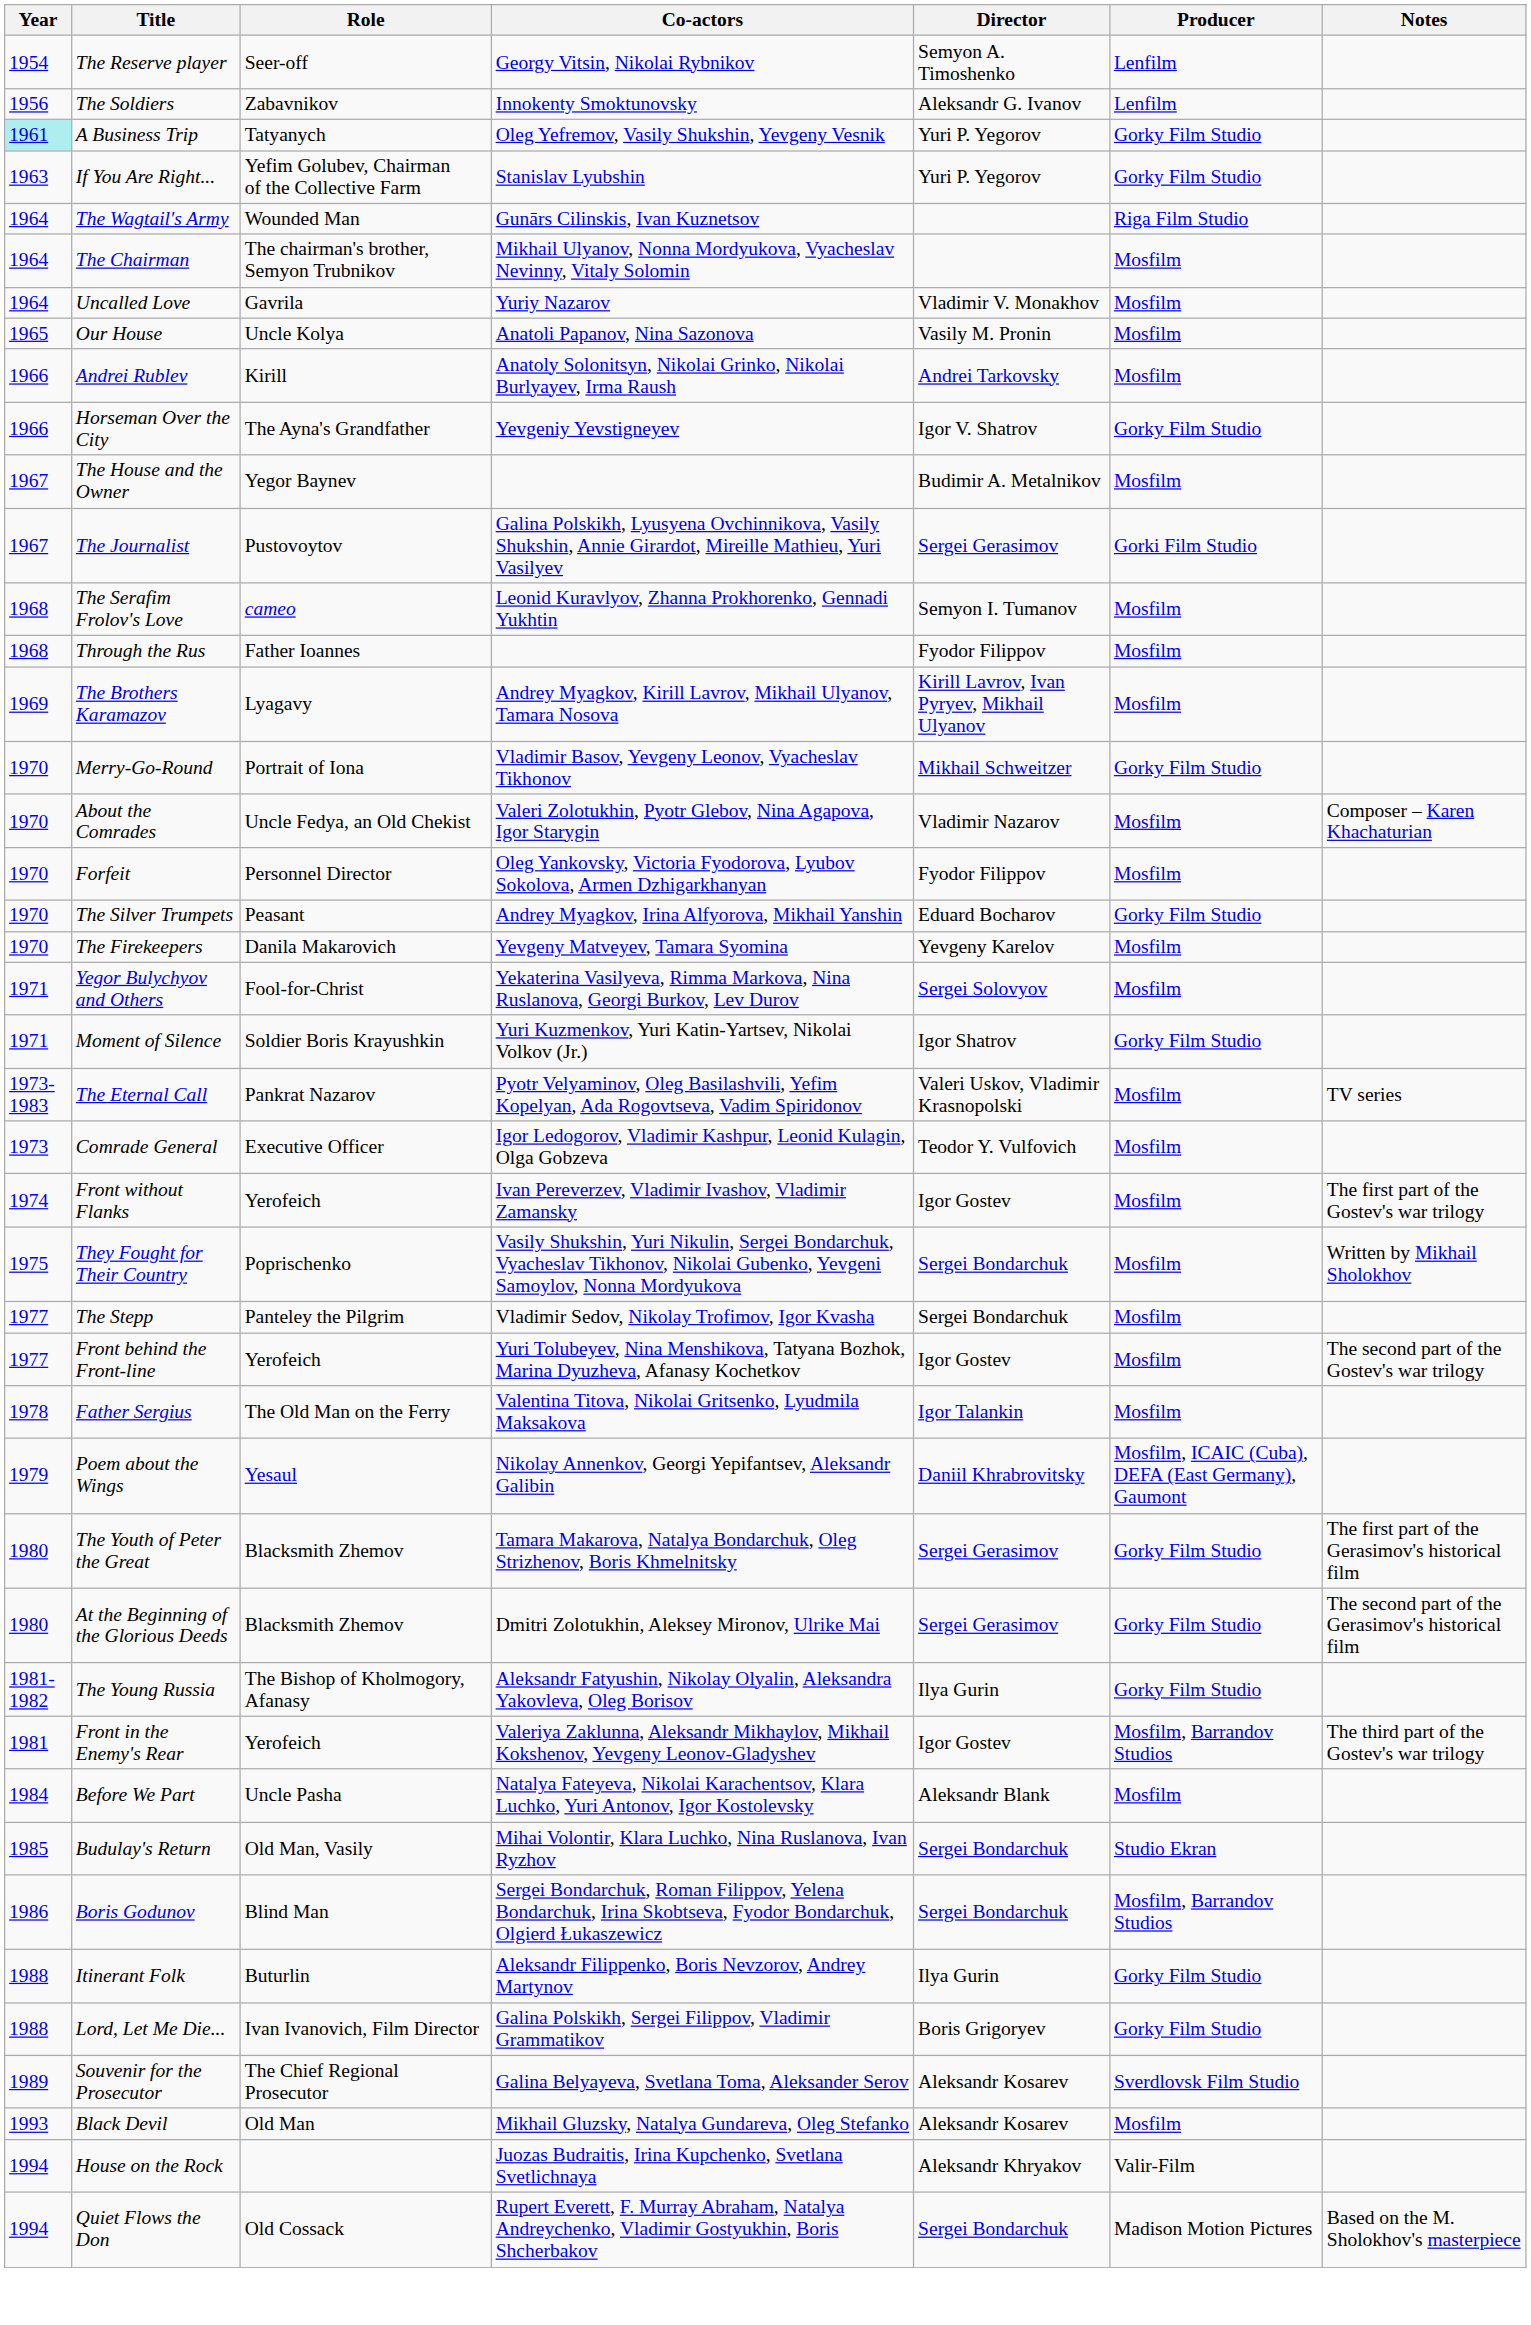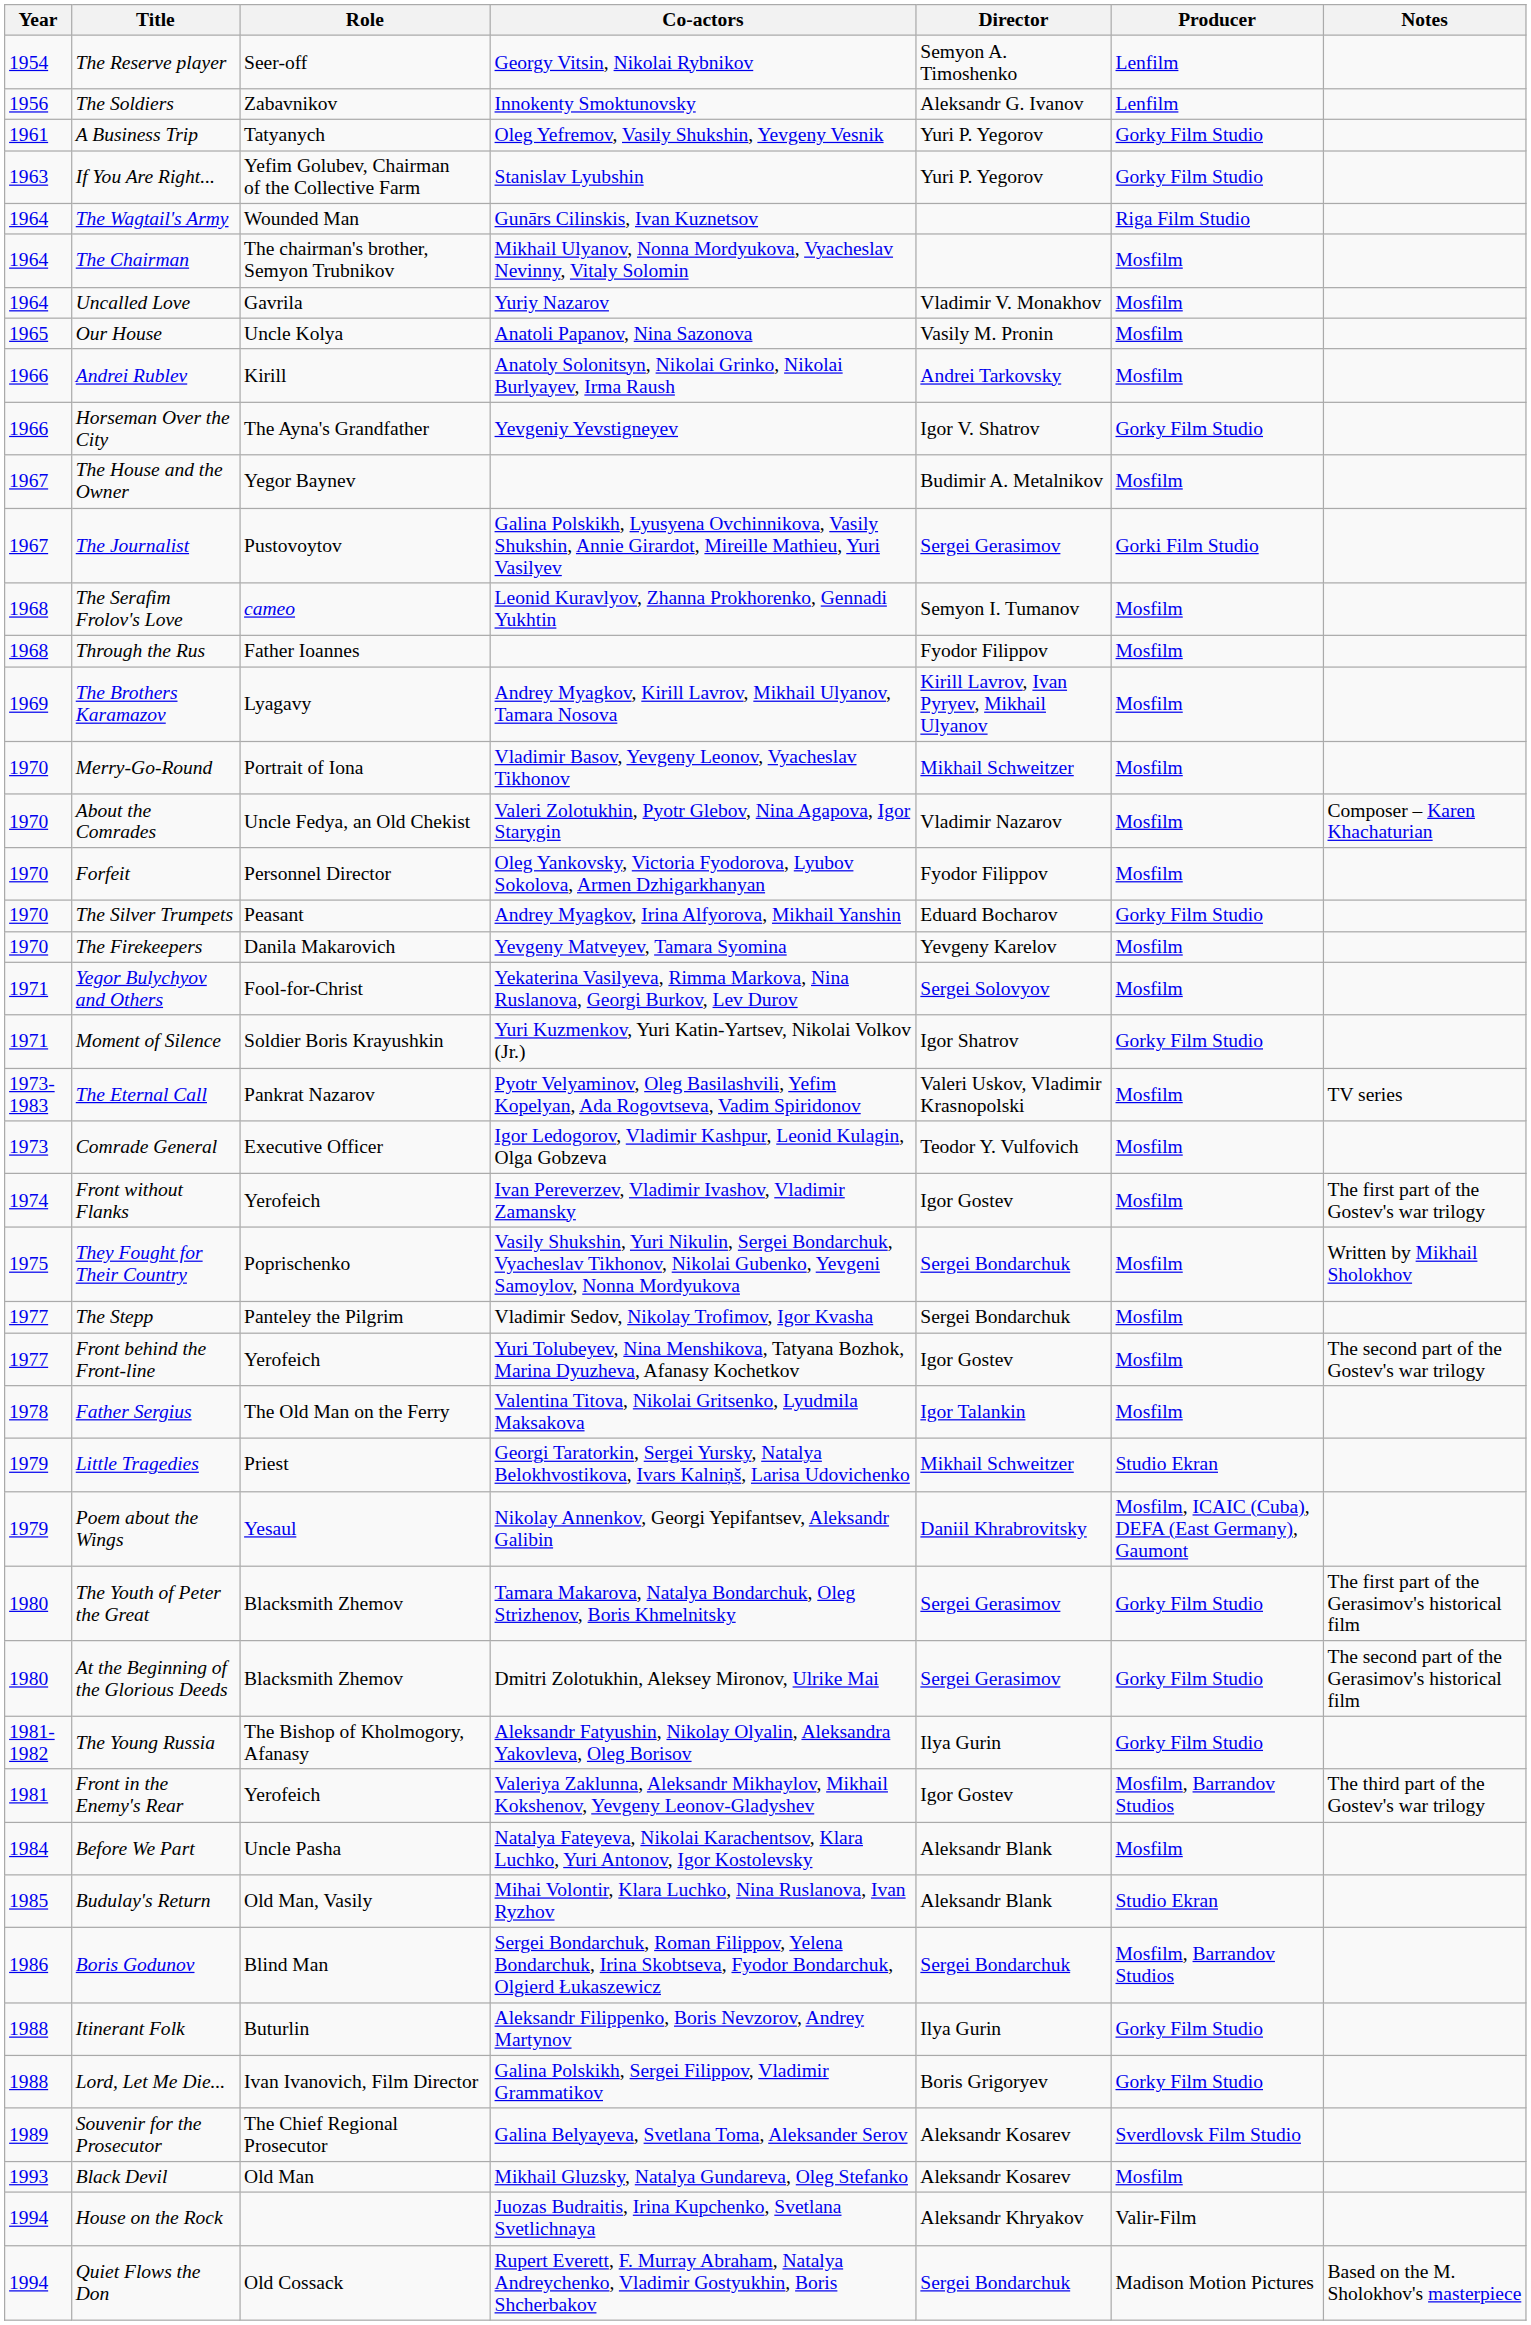(29, 134) paleturquoise background -> (29, 134) no background
(1188, 767) Gorky Film Studio -> (1149, 767) Mosfilm
+ row: (137, 1464)
(993, 1848) Sergei Bondarchuk -> (986, 1901) Aleksandr Blank
